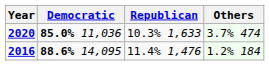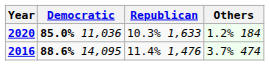(234, 33) 3.7% 474 -> (234, 33) 1.2% 184
(234, 51) 1.2% 184 -> (234, 51) 3.7% 474
